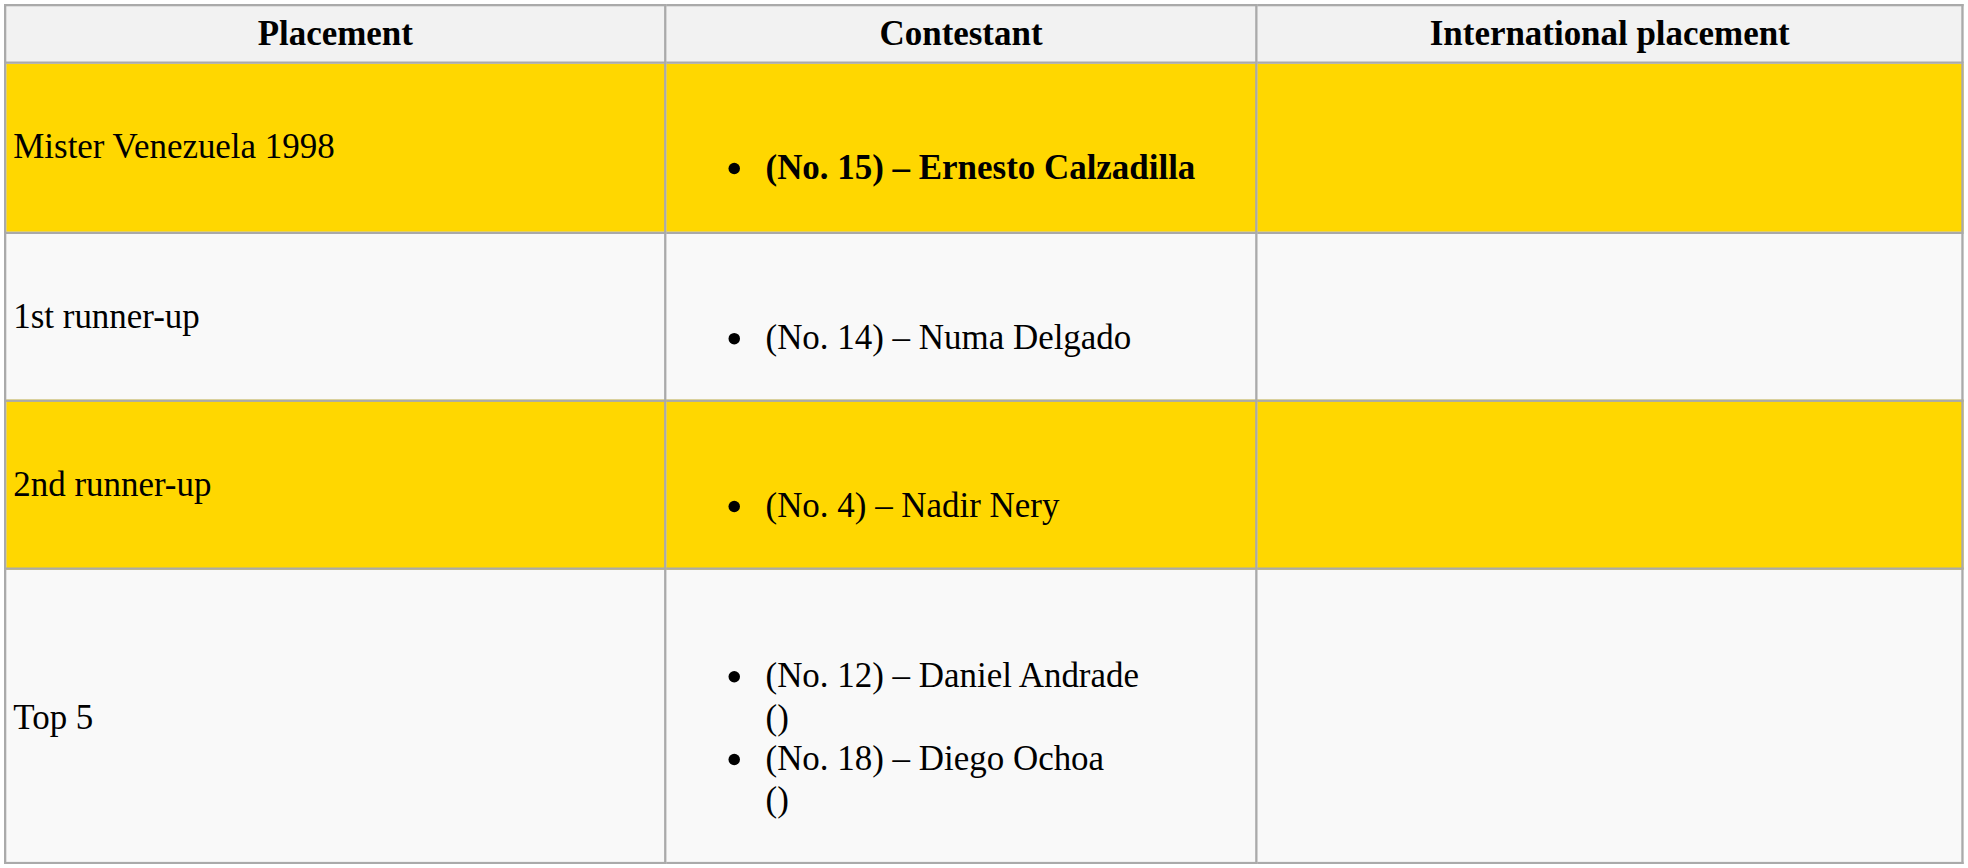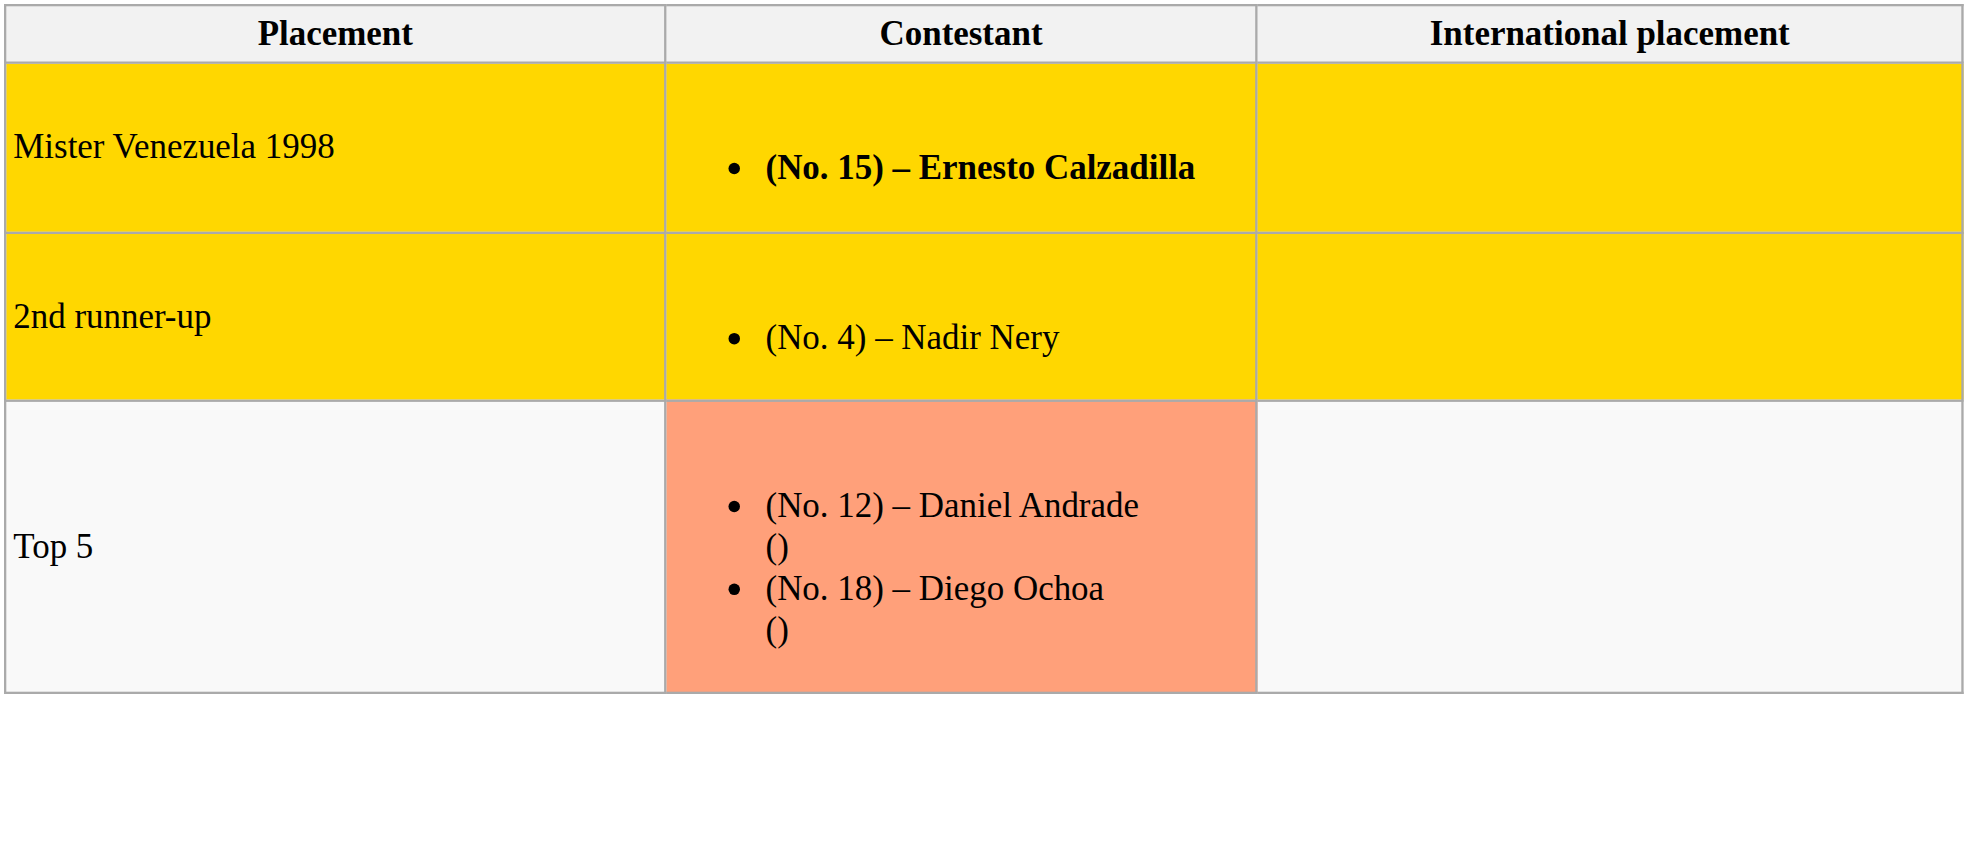- row: (107, 315)
(961, 737) no background -> (961, 568) lightsalmon background
